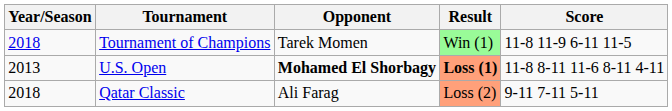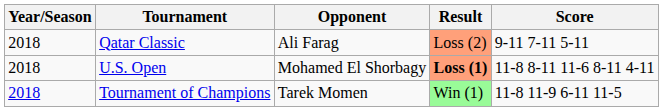rows swapped: (185, 42) <-> (142, 93)
(24, 67) 2013 -> (24, 67) 2018
(357, 67) bold -> (352, 67) normal
